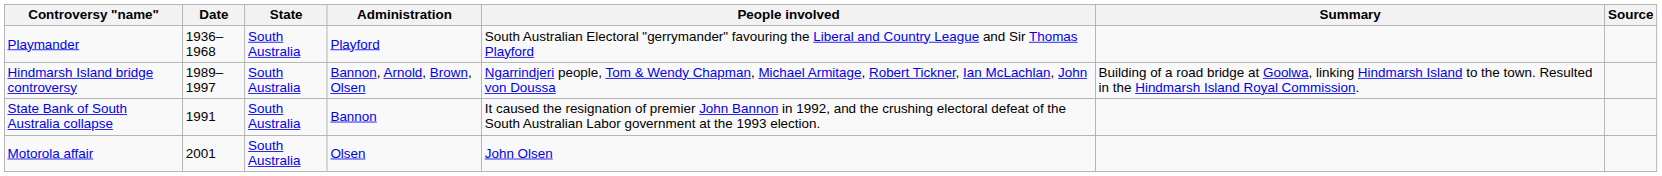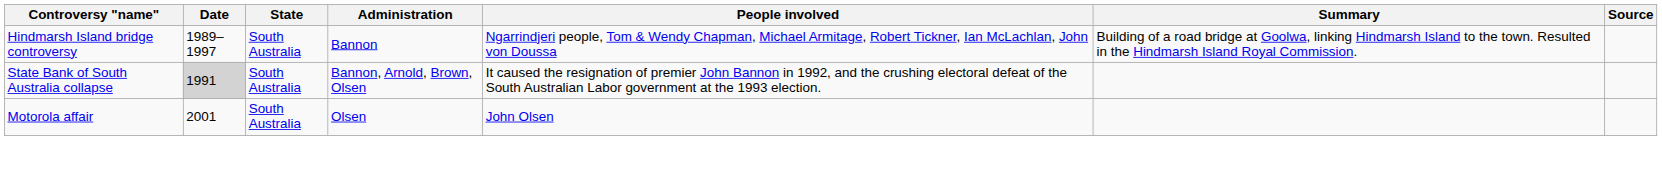- row: (43, 44)
(401, 80) Bannon, Arnold, Brown, Olsen -> (354, 44) Bannon
(201, 116) no background -> (201, 80) lightgrey background
(354, 116) Bannon -> (402, 80) Bannon, Arnold, Brown, Olsen
